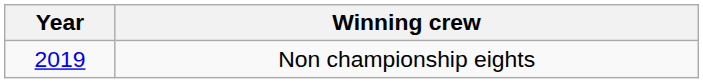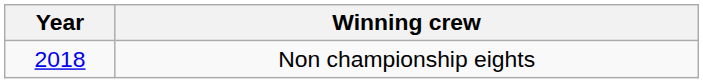(60, 58) 2019 -> (60, 58) 2018
